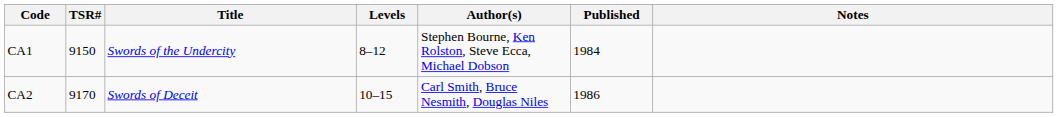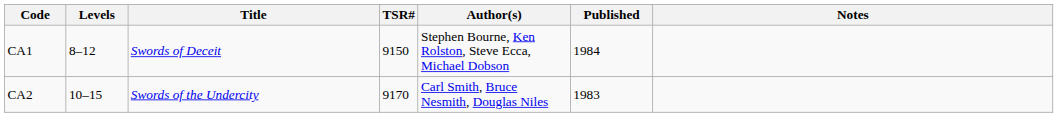columns swapped: (85, 15) <-> (387, 15)
(171, 51) Swords of the Undercity -> (176, 51) Swords of Deceit
(153, 94) Swords of Deceit -> (195, 94) Swords of the Undercity
(587, 94) 1986 -> (587, 94) 1983
